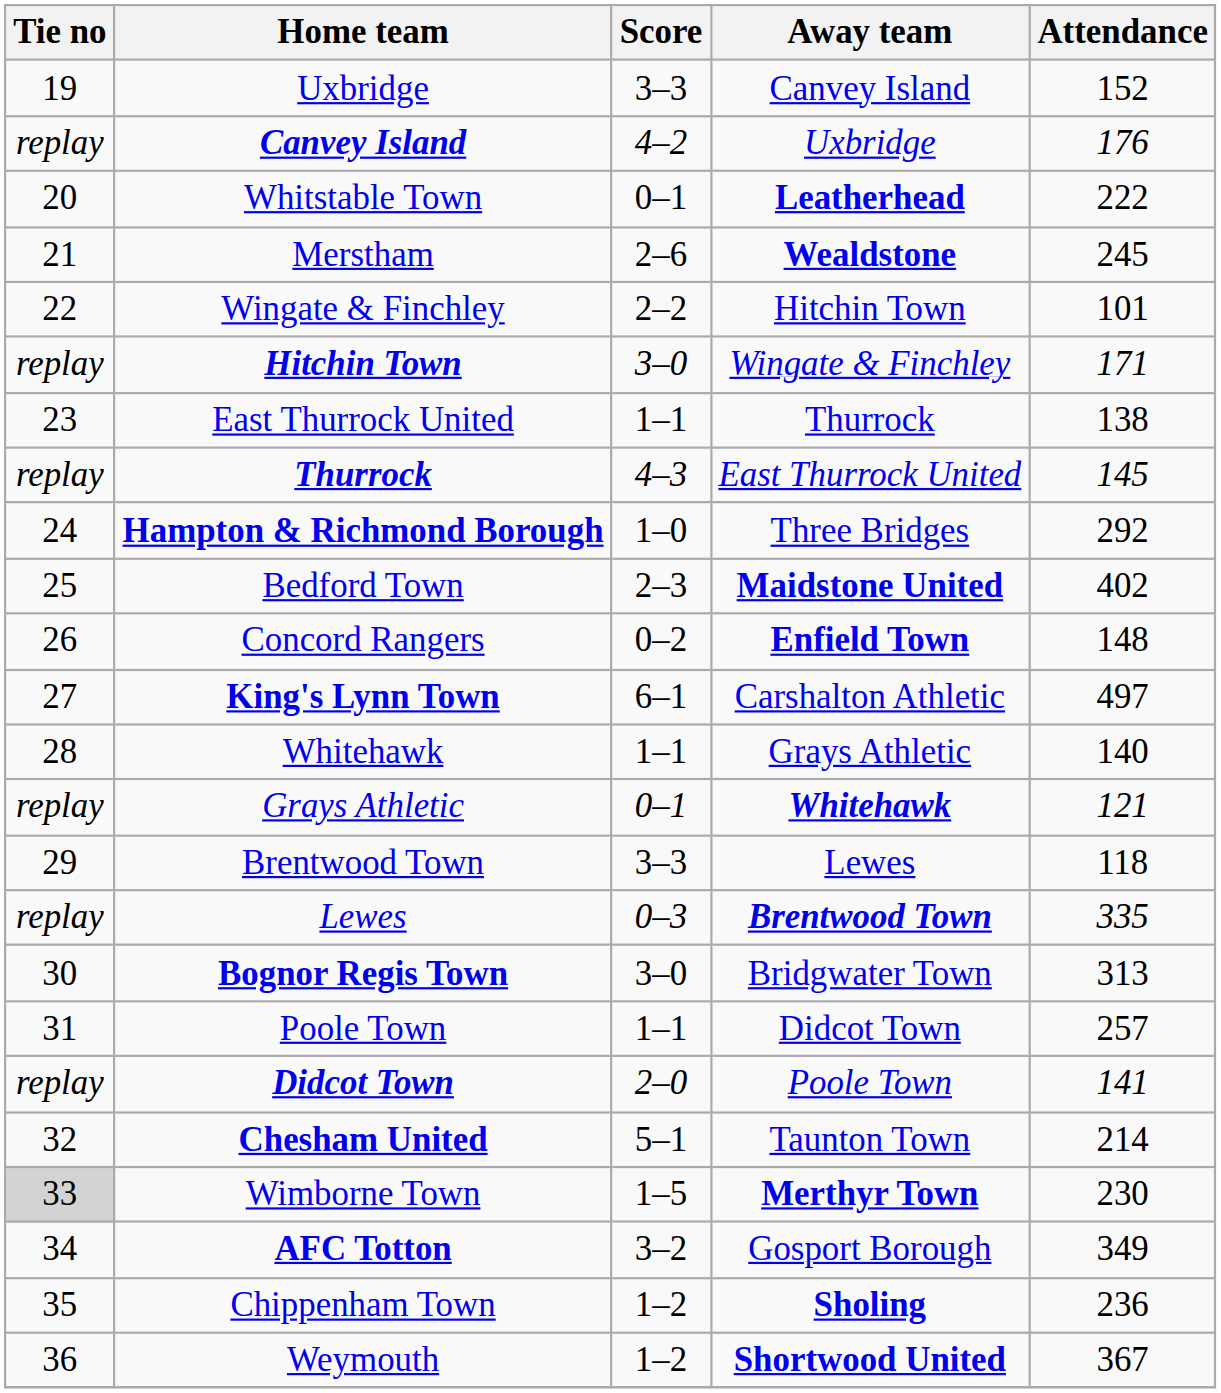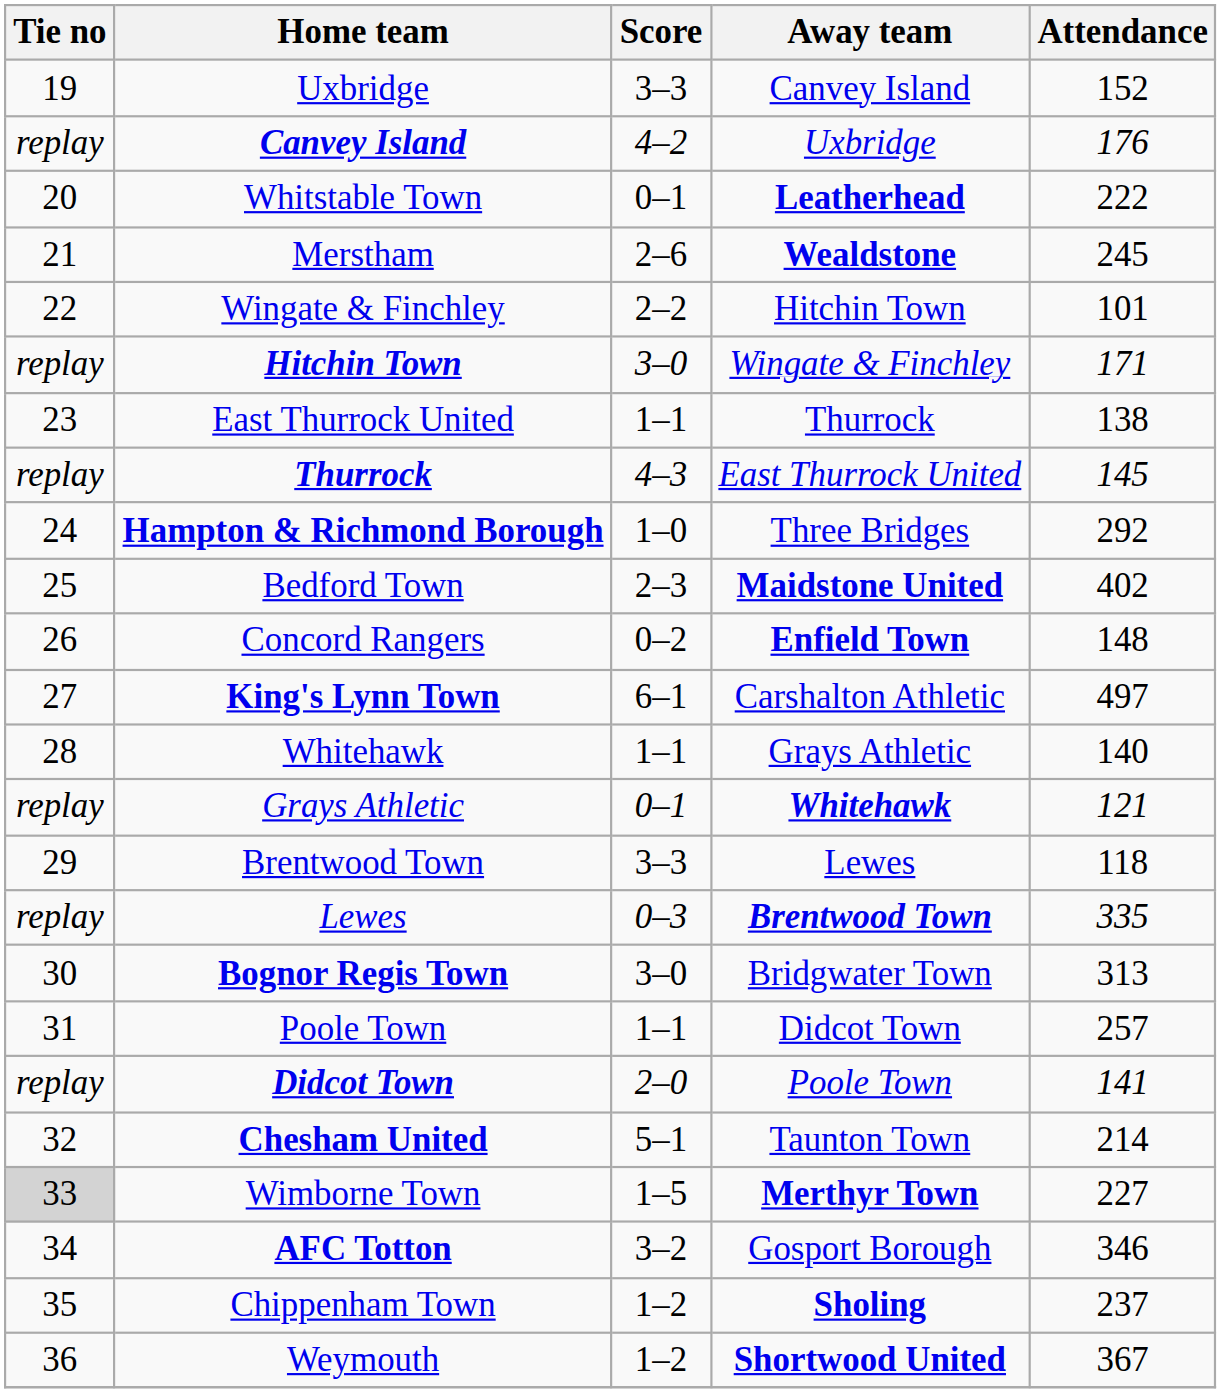(1123, 1193) 230 -> (1123, 1193) 227
(1123, 1249) 349 -> (1123, 1249) 346
(1123, 1304) 236 -> (1123, 1304) 237
